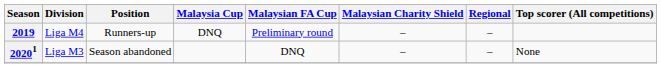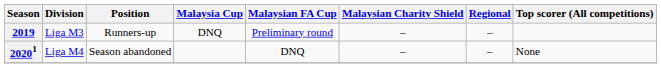(64, 32) Liga M4 -> (64, 32) Liga M3
(64, 52) Liga M3 -> (64, 52) Liga M4
